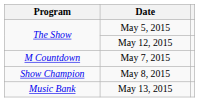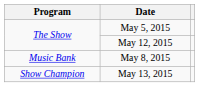- row: (145, 58)
(52, 74) Show Champion -> (52, 58) Music Bank
(52, 89) Music Bank -> (52, 74) Show Champion
